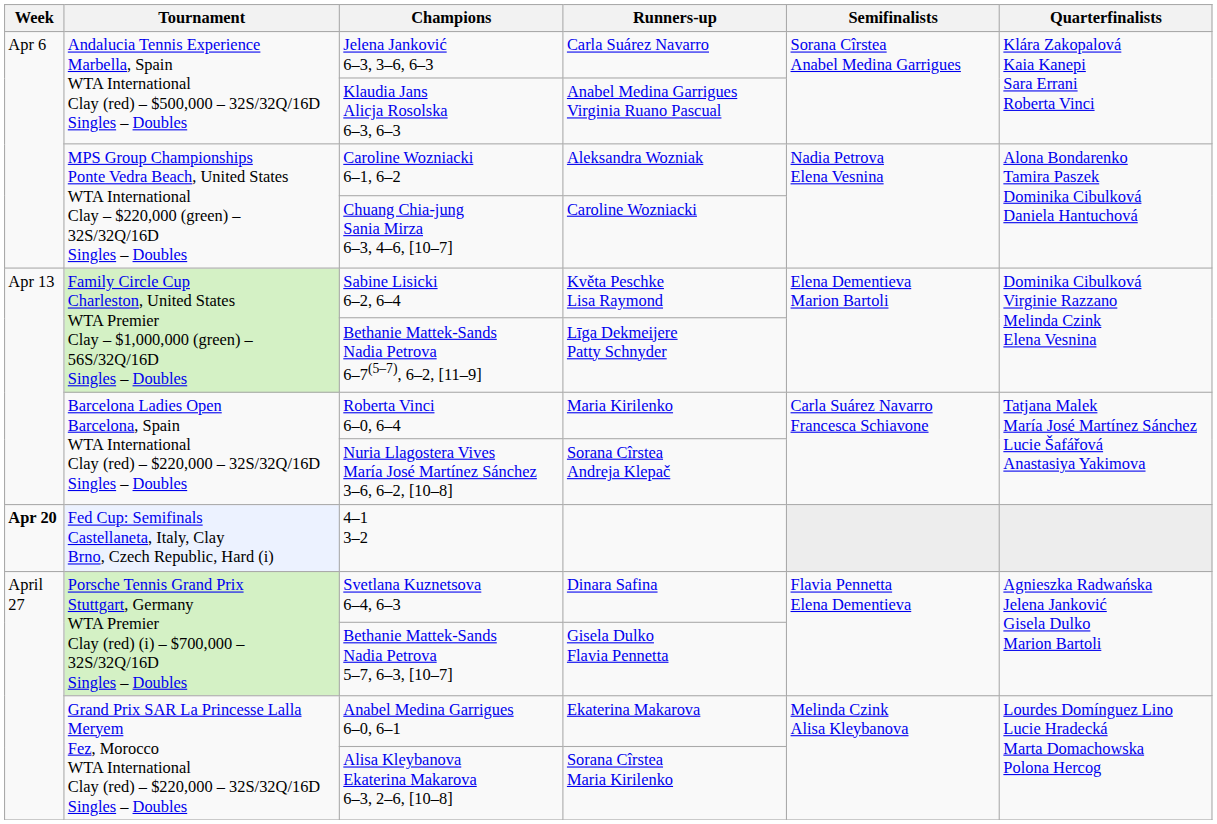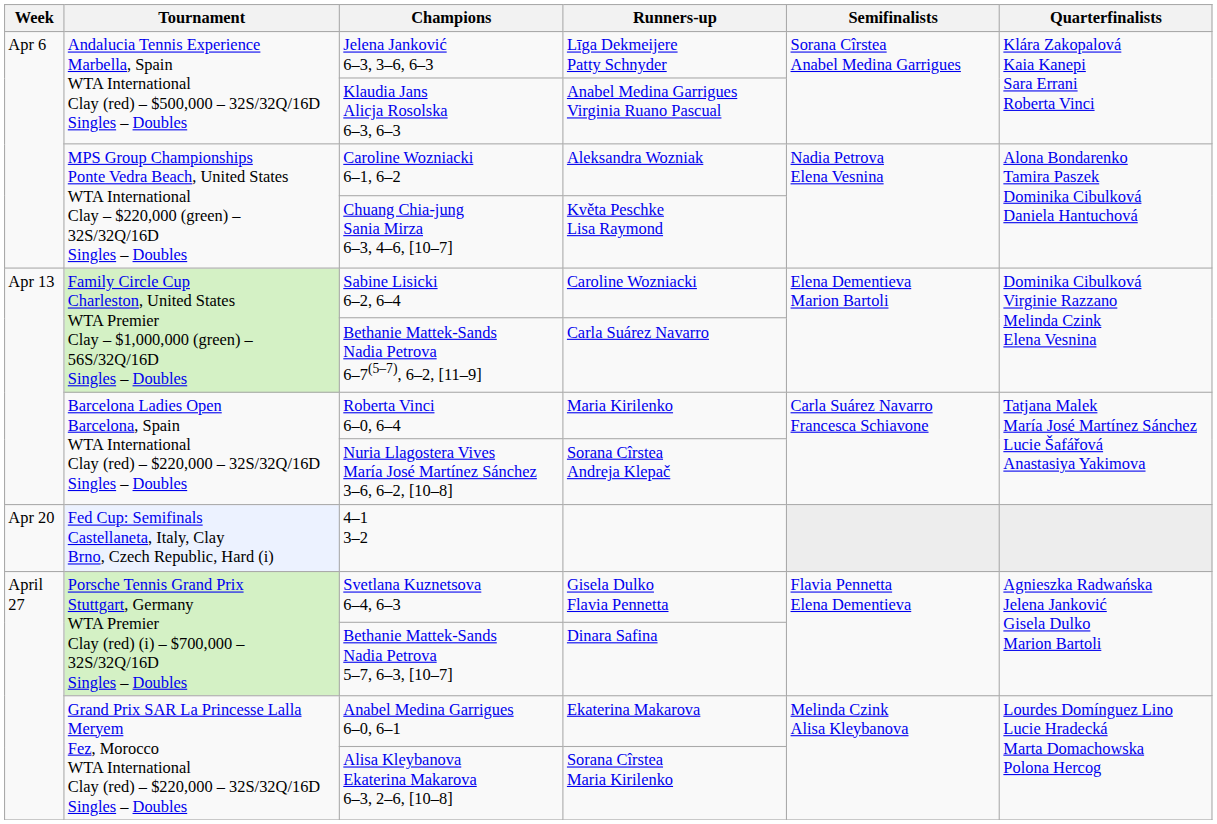(638, 45) Carla Suárez Navarro -> (622, 55) Līga Dekmeijere Patty Schnyder
(632, 209) Caroline Wozniacki -> (615, 218) Květa Peschke Lisa Raymond
(615, 291) Květa Peschke Lisa Raymond -> (632, 282) Caroline Wozniacki
(622, 341) Līga Dekmeijere Patty Schnyder -> (638, 331) Carla Suárez Navarro
(33, 518) bold -> (31, 518) normal
(612, 584) Dinara Safina -> (618, 594) Gisela Dulko Flavia Pennetta
(618, 645) Gisela Dulko Flavia Pennetta -> (612, 636) Dinara Safina
